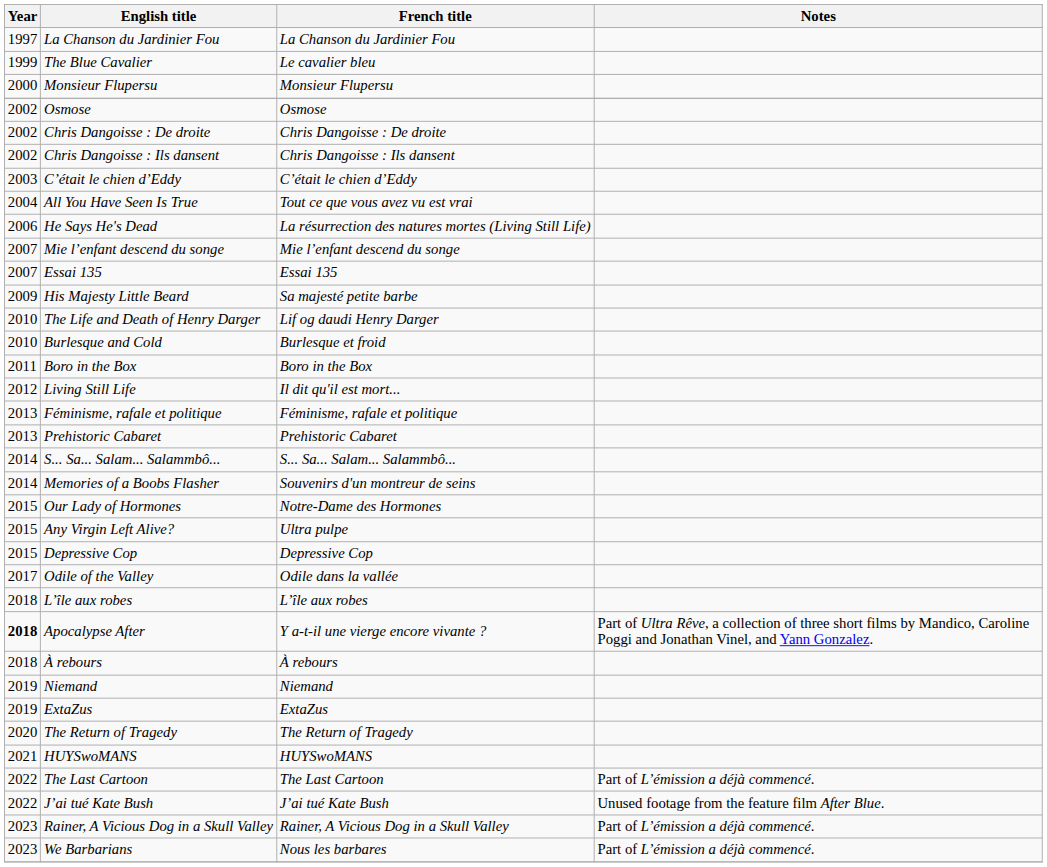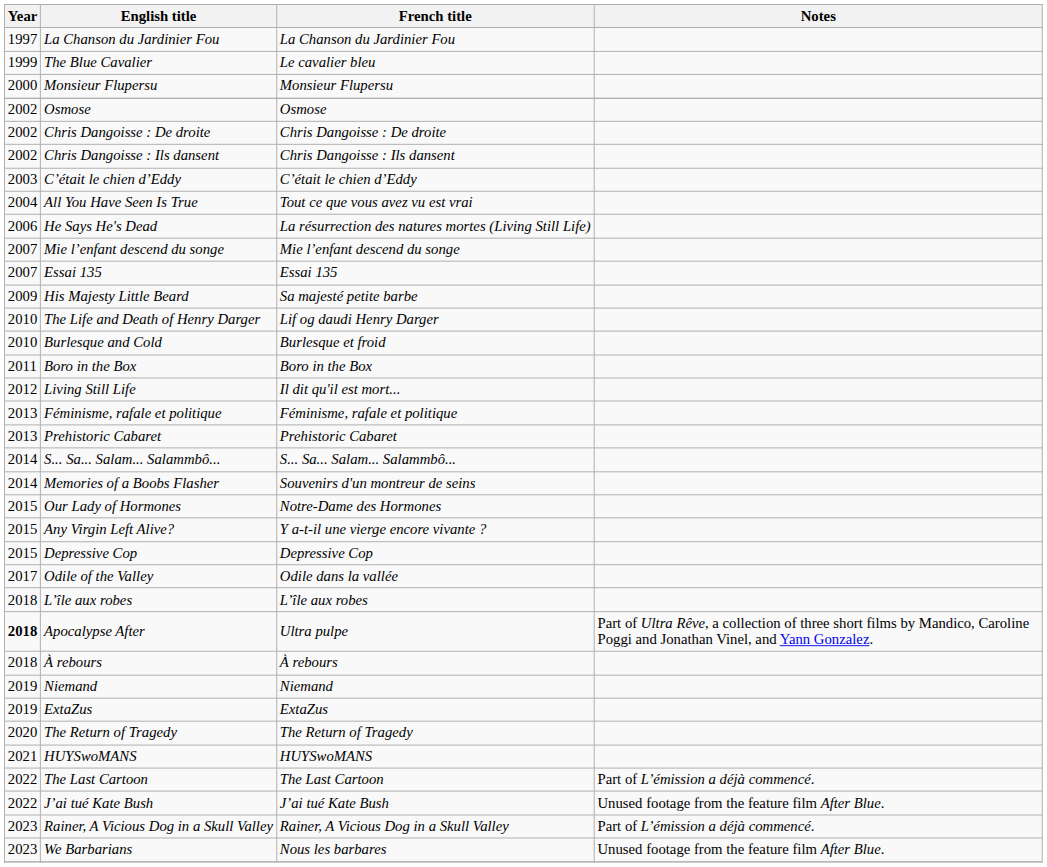(314, 529) Ultra pulpe -> (383, 529) Y a-t-il une vierge encore vivante ?
(383, 631) Y a-t-il une vierge encore vivante ? -> (314, 631) Ultra pulpe
(706, 849) Part of L’émission a déjà commencé. -> (741, 849) Unused footage from the feature film After Blue.
